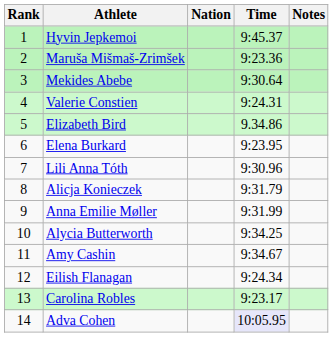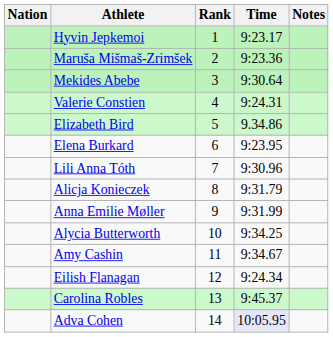columns swapped: (24, 15) <-> (211, 15)
(262, 37) 9:45.37 -> (262, 37) 9:23.17
(262, 299) 9:23.17 -> (262, 299) 9:45.37
